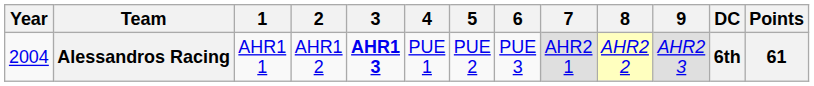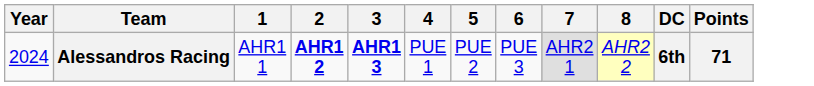- column: (681, 18)
(29, 57) 2004 -> (29, 57) 2024
(319, 57) normal -> (319, 57) bold
(777, 57) 61 -> (721, 57) 71
